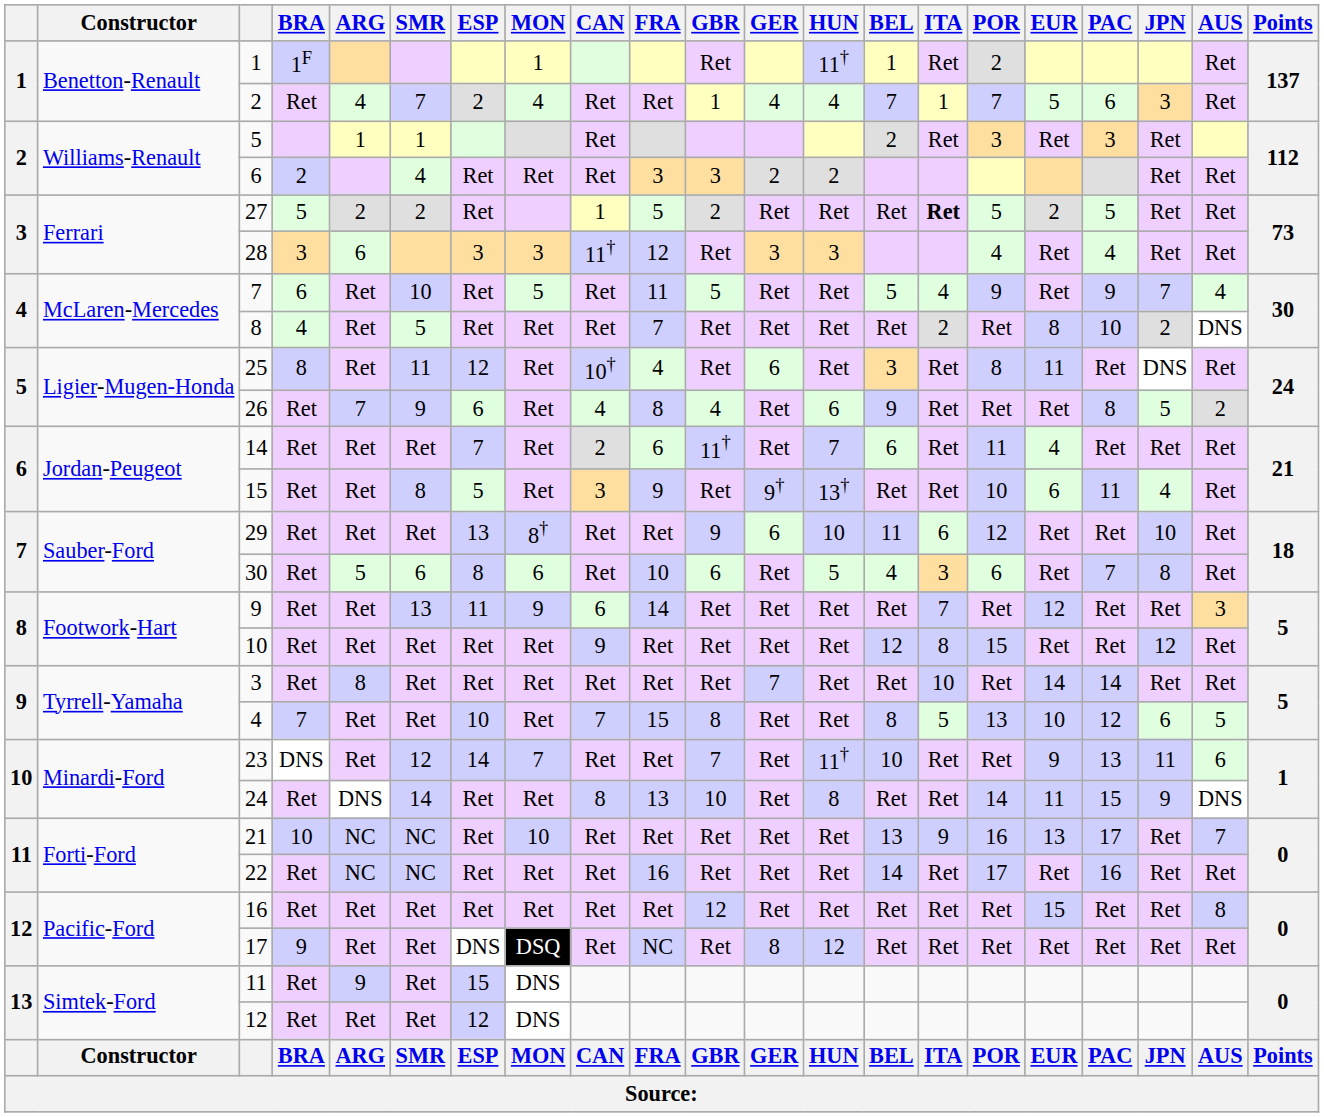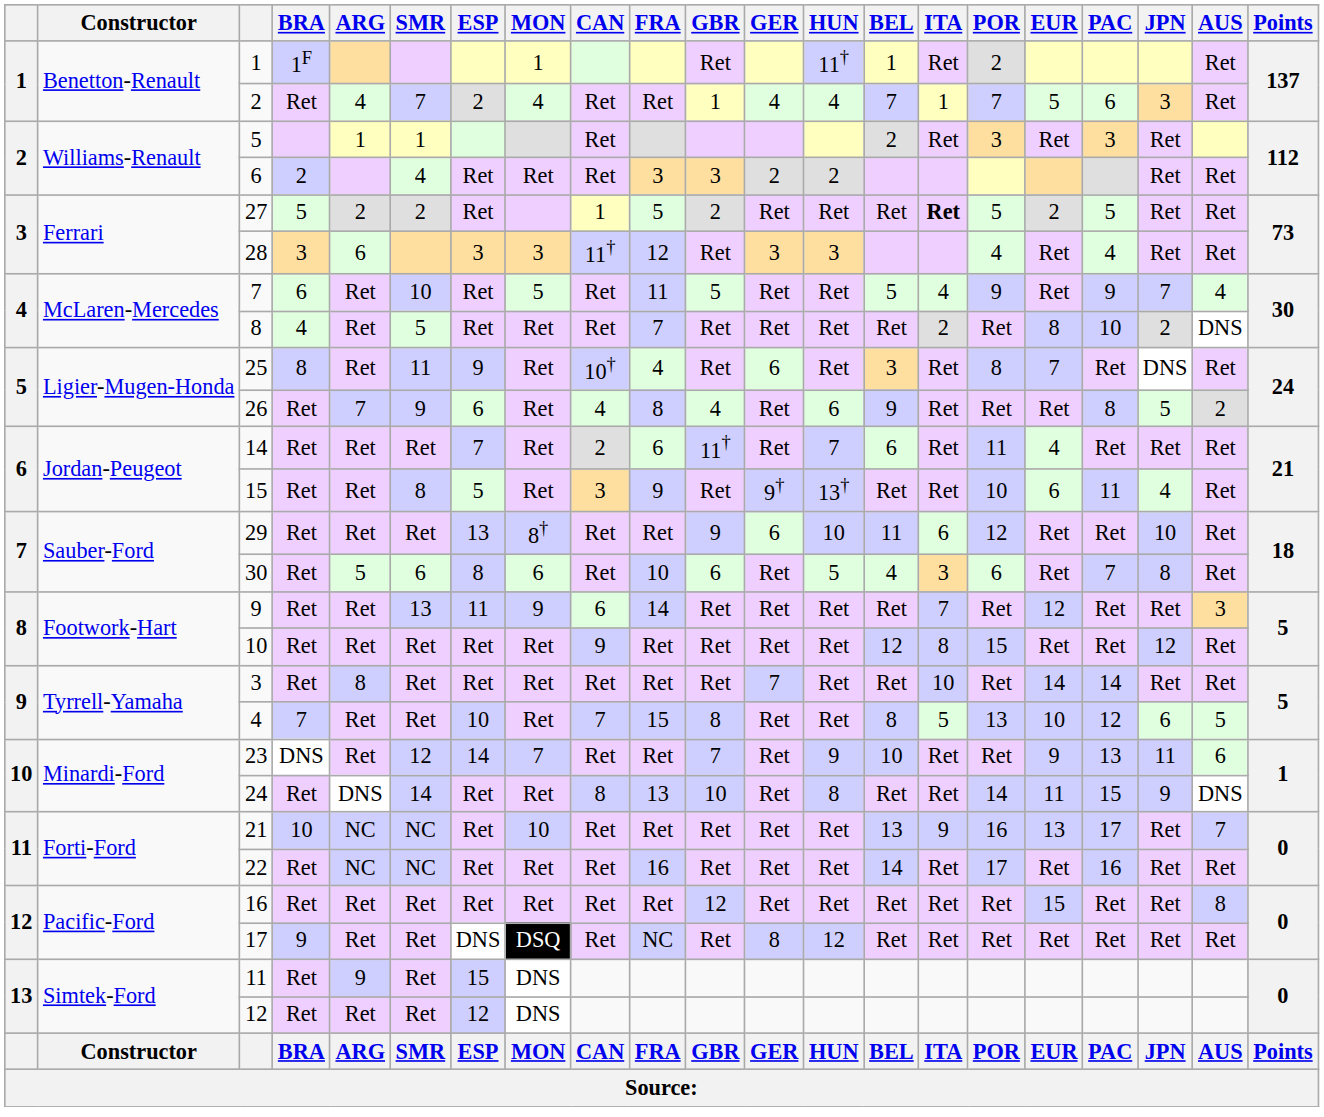(478, 368) 12 -> (478, 368) 9
(1054, 368) 11 -> (1054, 368) 7
(834, 759) 11† -> (834, 756) 9
